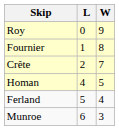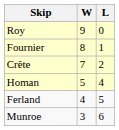columns swapped: (105, 13) <-> (87, 13)
